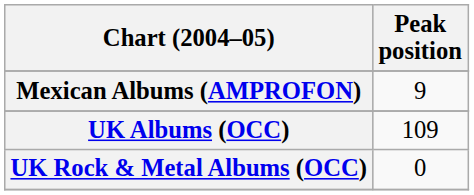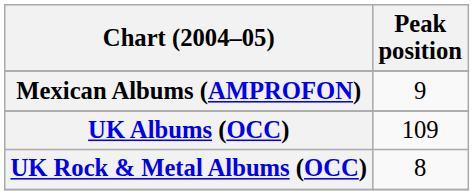(420, 168) 0 -> (420, 168) 8
